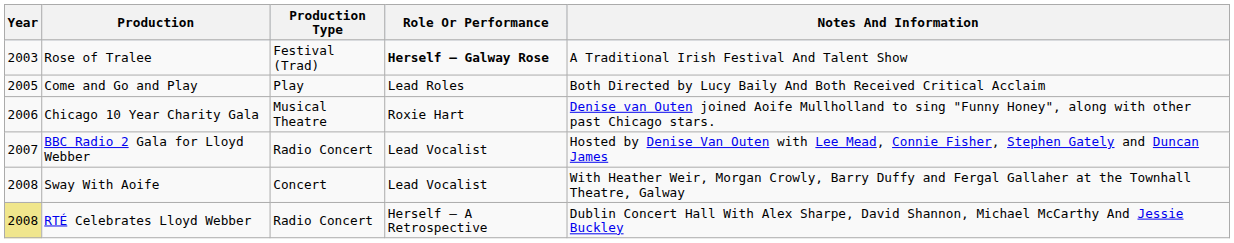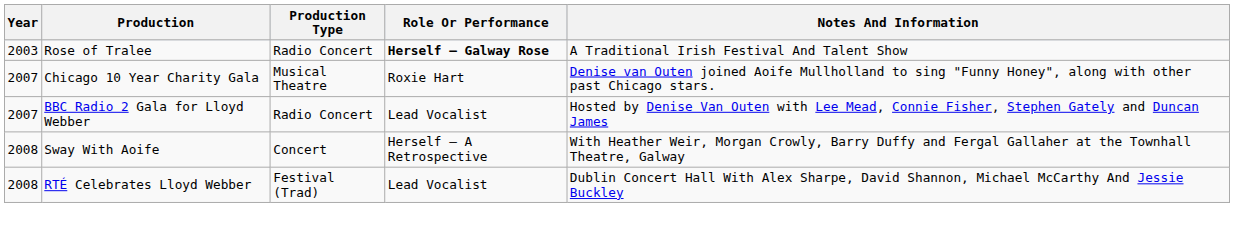(304, 58) Festival (Trad) -> (323, 50) Radio Concert
- row: (121, 86)
(23, 114) 2006 -> (23, 78) 2007
(438, 185) Lead Vocalist -> (438, 149) Herself – A Retrospective
(23, 220) khaki background -> (23, 185) no background
(323, 220) Radio Concert -> (304, 185) Festival (Trad)
(438, 220) Herself – A Retrospective -> (438, 185) Lead Vocalist
